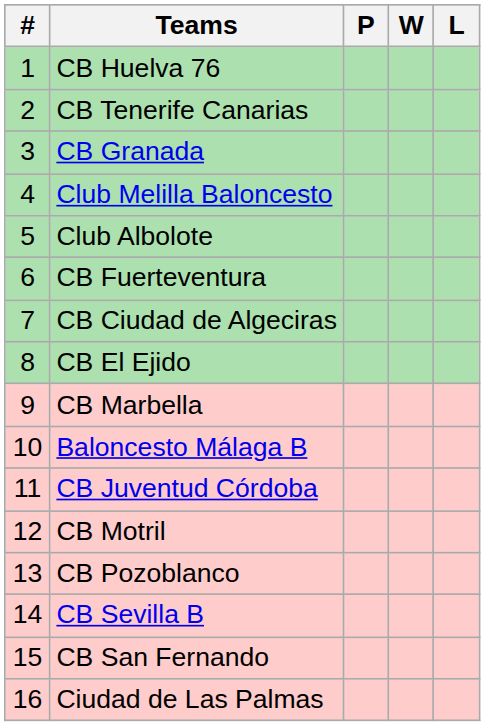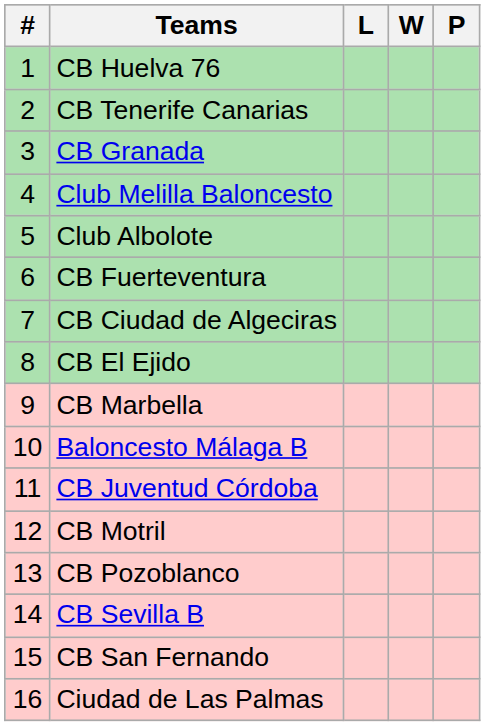columns swapped: (366, 25) <-> (457, 25)
